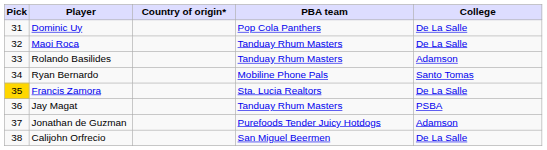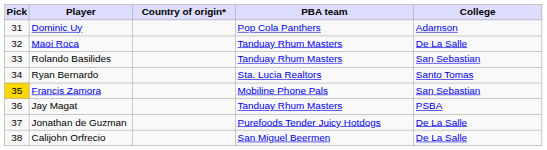(442, 28) De La Salle -> (437, 28) Adamson
(437, 59) Adamson -> (448, 59) San Sebastian
(283, 75) Mobiline Phone Pals -> (279, 75) Sta. Lucia Realtors
(280, 91) Sta. Lucia Realtors -> (283, 91) Mobiline Phone Pals
(442, 91) De La Salle -> (448, 91) San Sebastian
(437, 122) Adamson -> (441, 122) De La Salle
